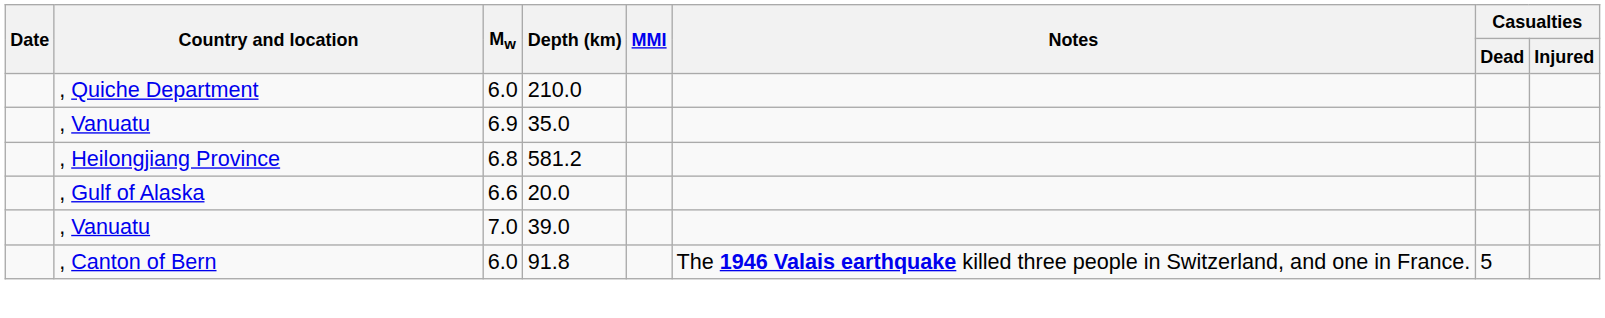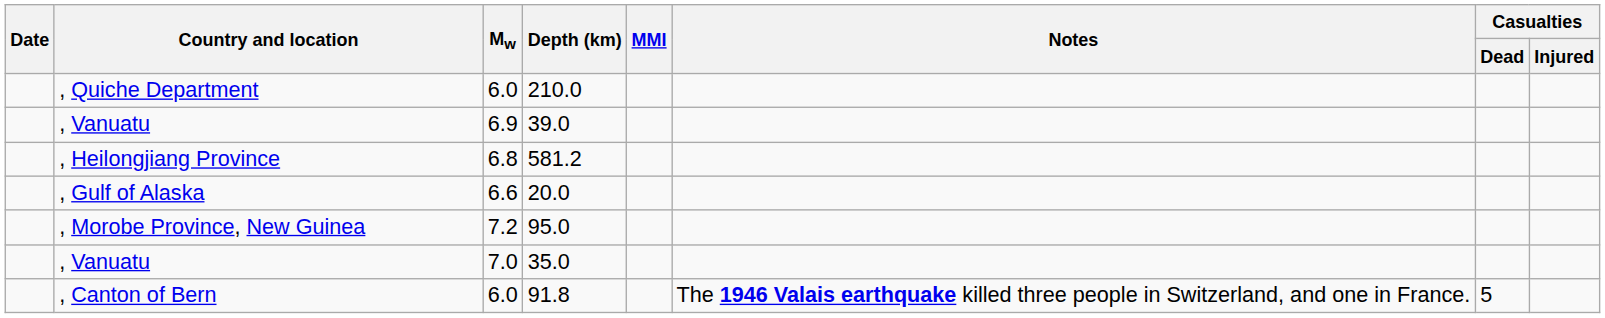(549, 124) 35.0 -> (549, 124) 39.0
+ row: (212, 227)
(549, 227) 39.0 -> (549, 261) 35.0
